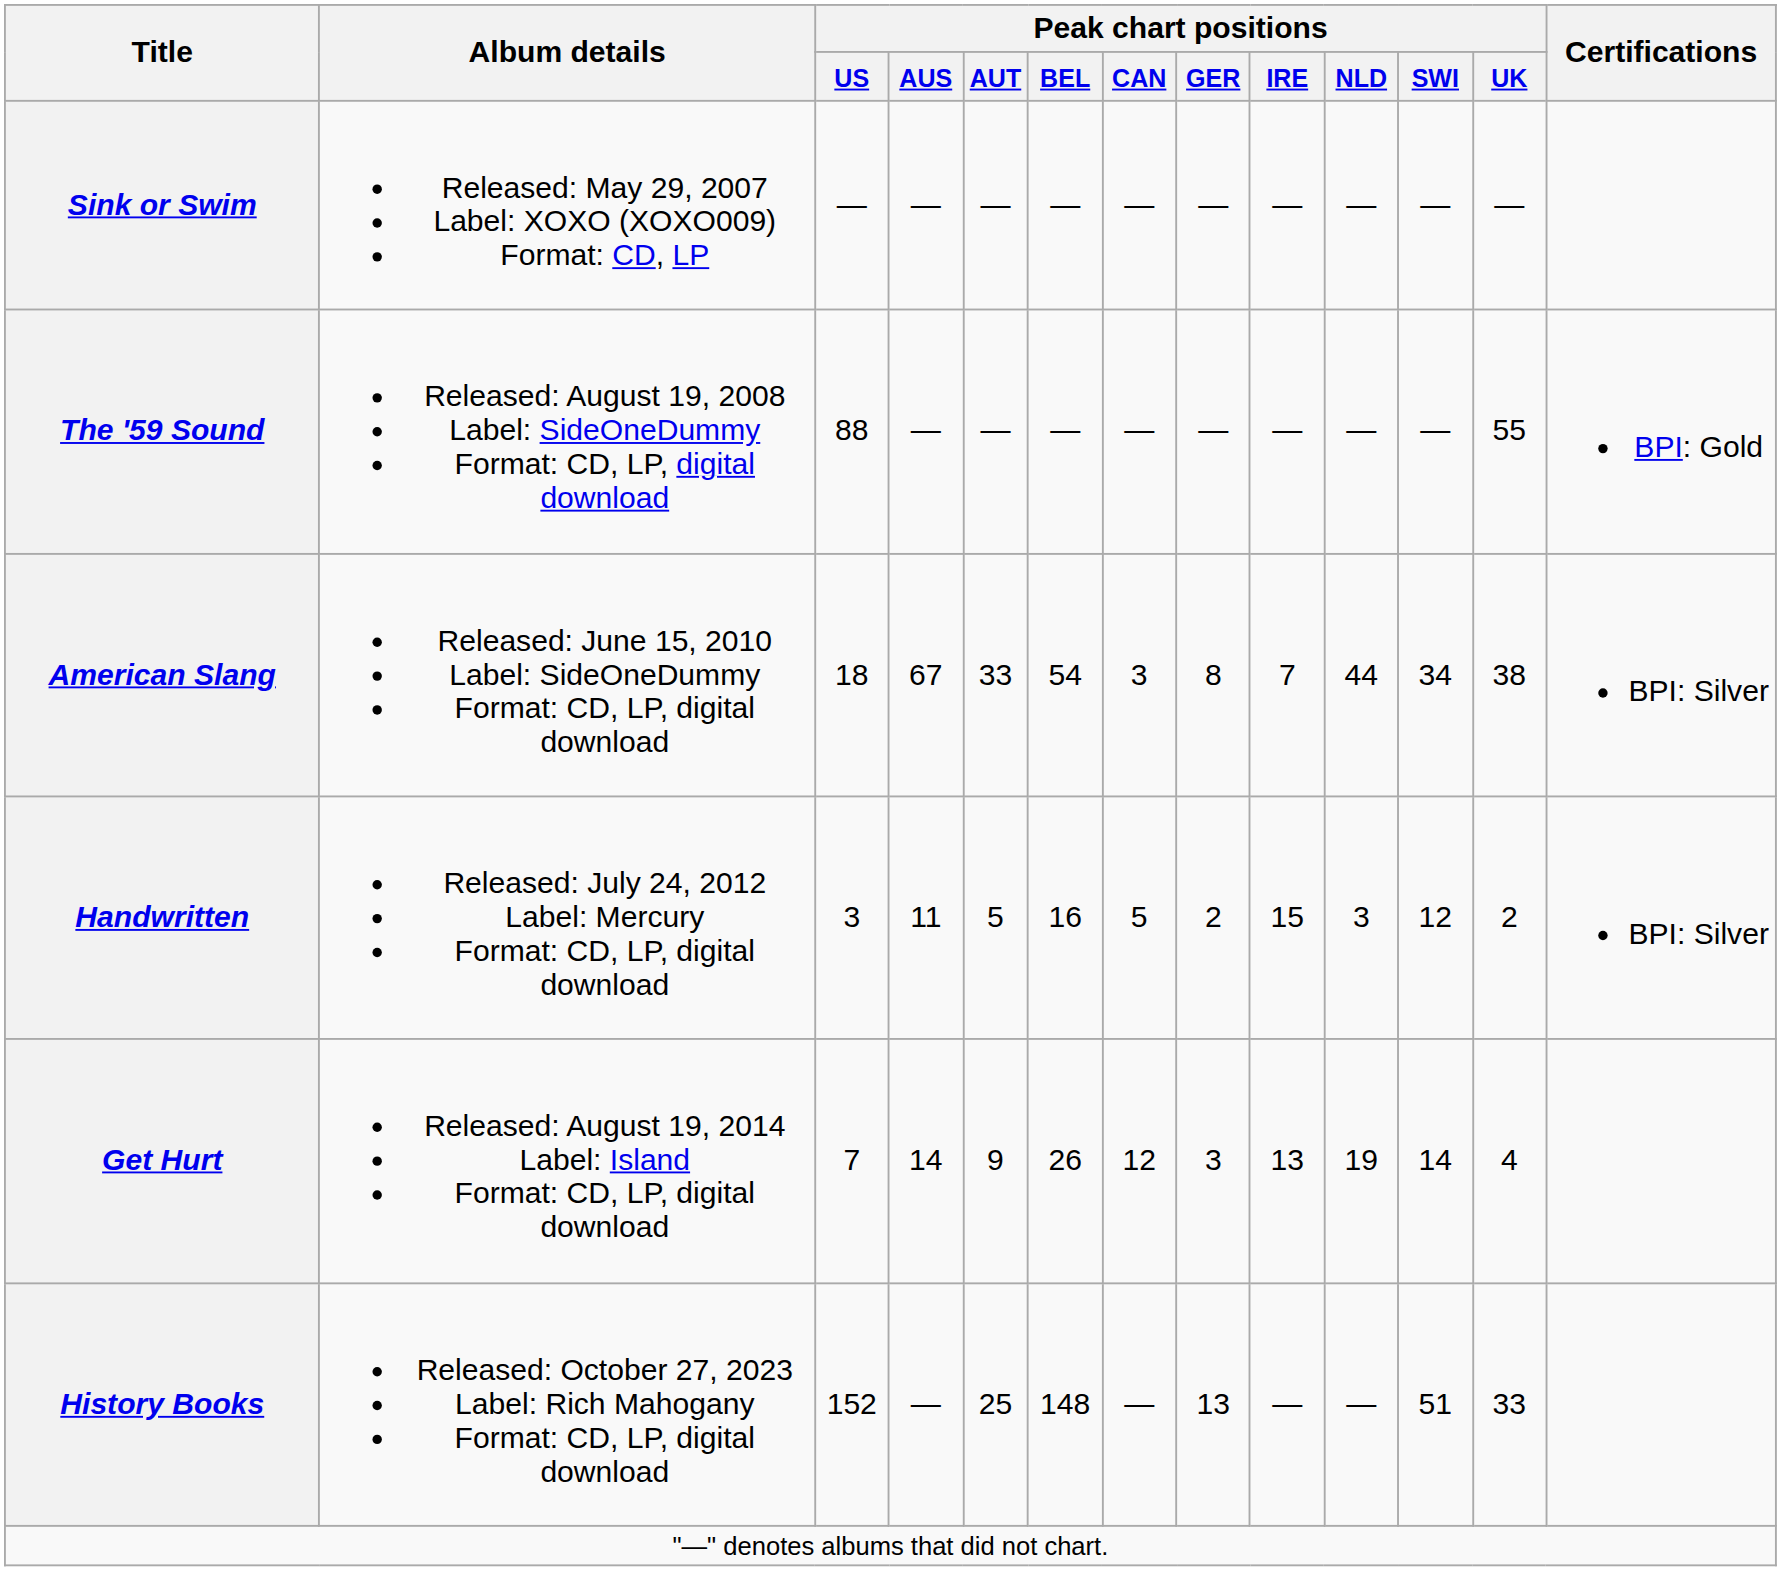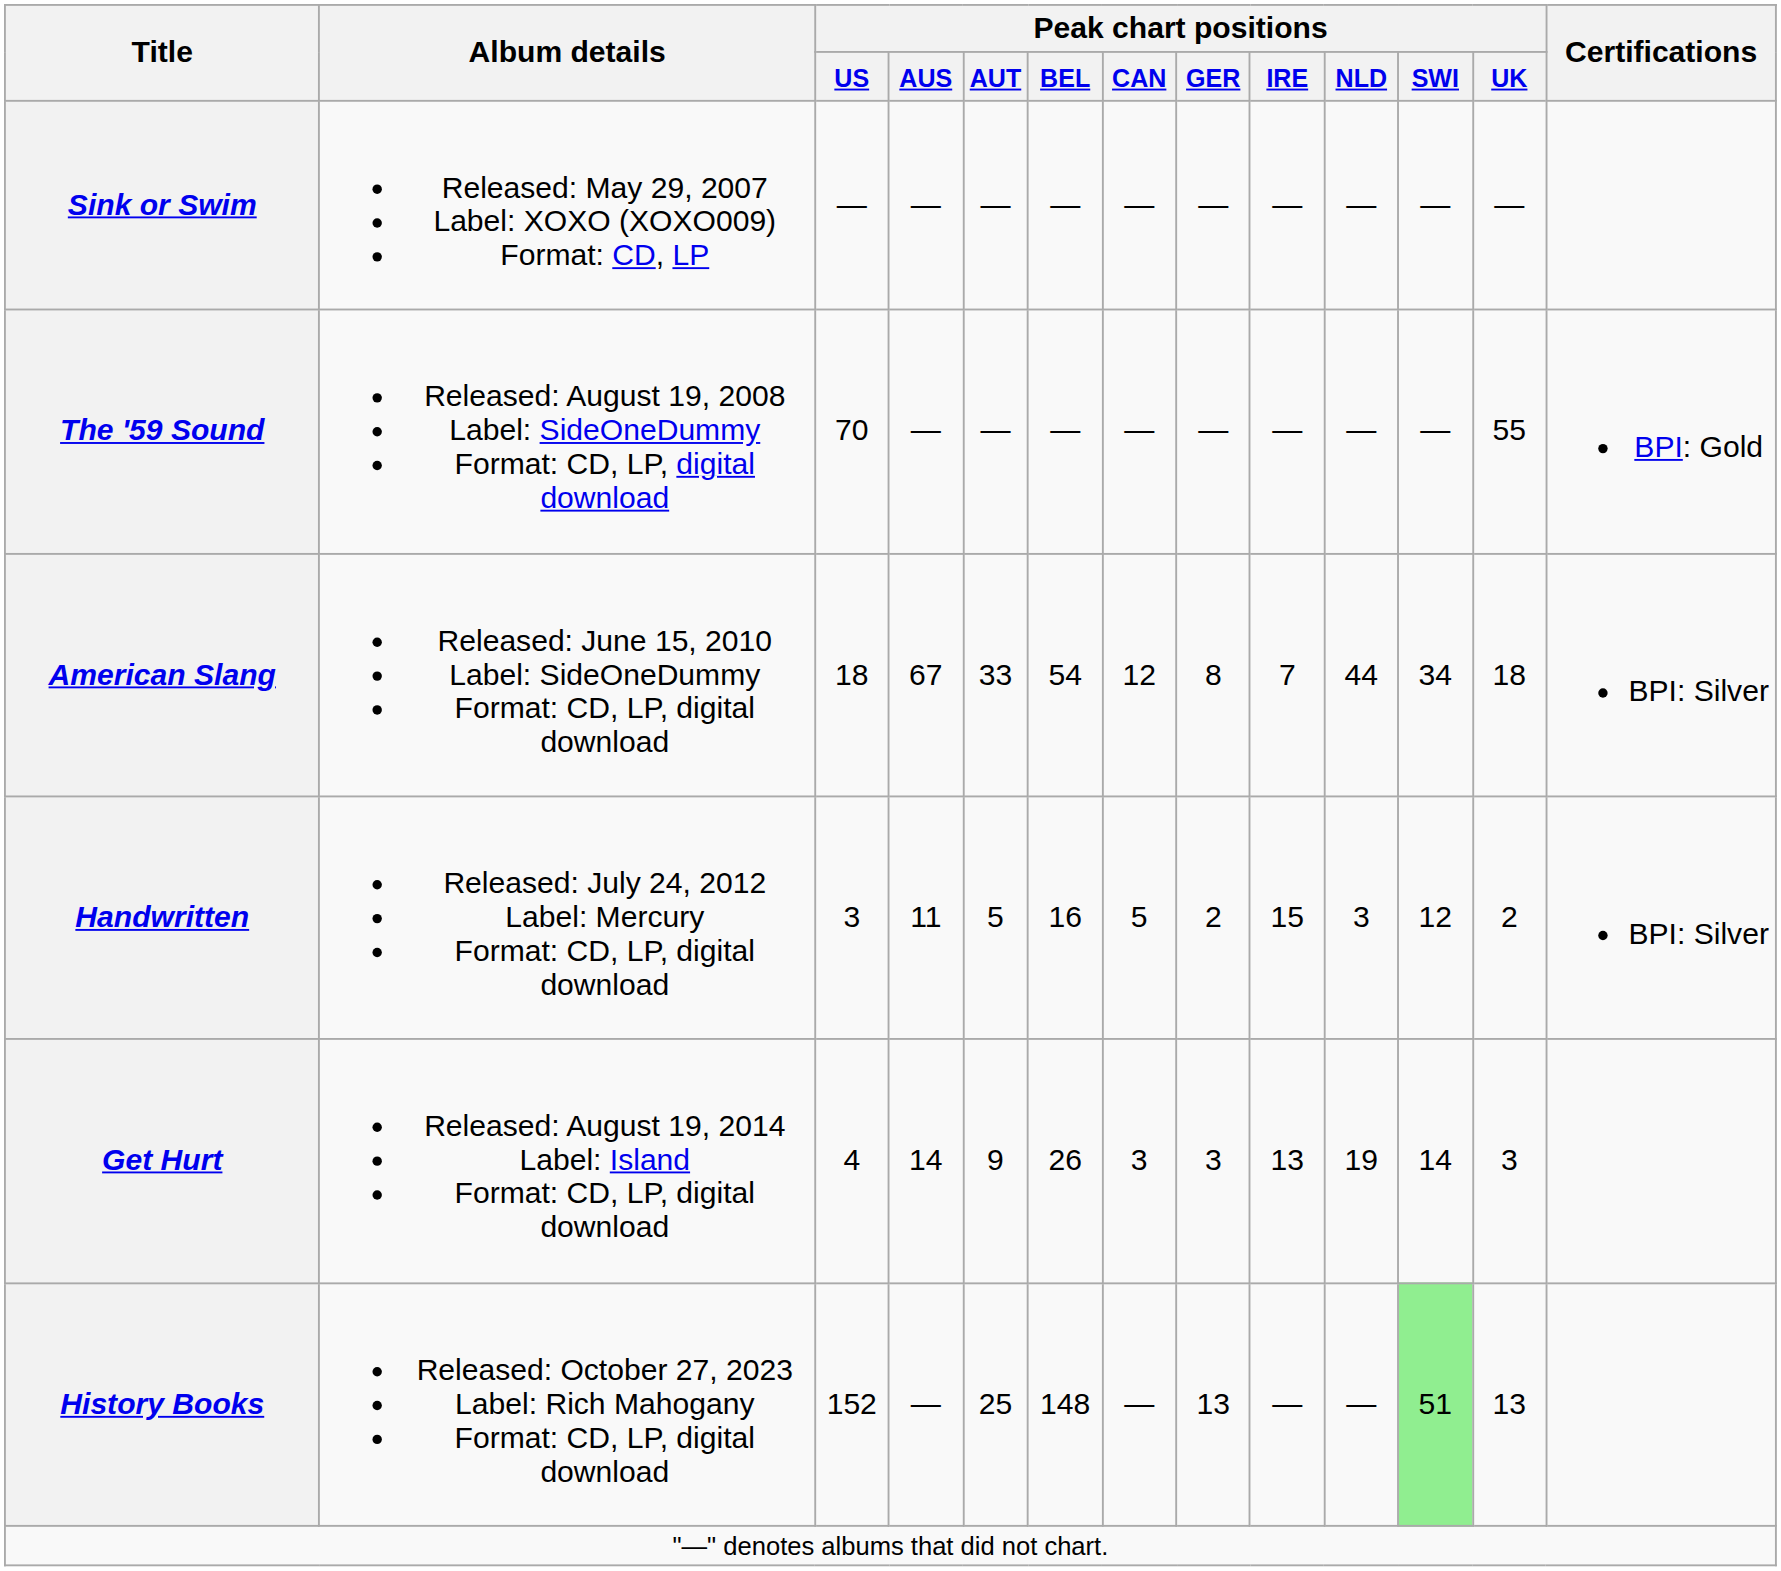(852, 430) 88 -> (852, 430) 70
(1139, 674) 3 -> (1139, 674) 12
(1509, 674) 38 -> (1509, 674) 18
(852, 1160) 7 -> (852, 1160) 4
(1139, 1160) 12 -> (1139, 1160) 3
(1509, 1160) 4 -> (1509, 1160) 3
(1435, 1403) no background -> (1435, 1403) lightgreen background
(1509, 1403) 33 -> (1509, 1403) 13
